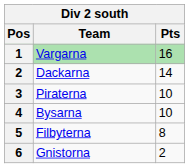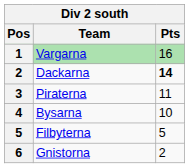(166, 73) normal -> (166, 73) bold
(166, 93) 10 -> (165, 93) 11
(162, 133) 8 -> (162, 133) 5
